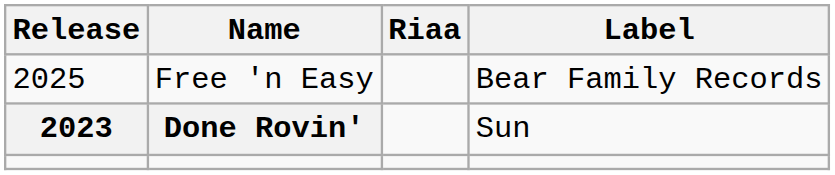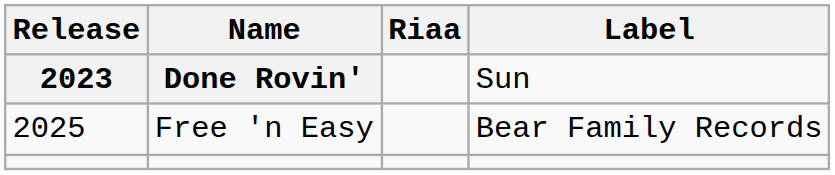rows swapped: (264, 129) <-> (264, 80)
